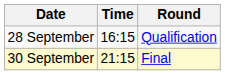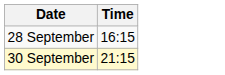- column: (179, 15)
